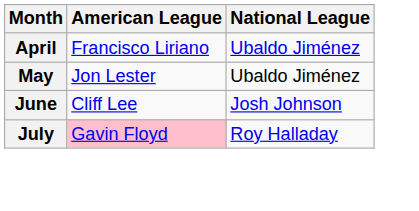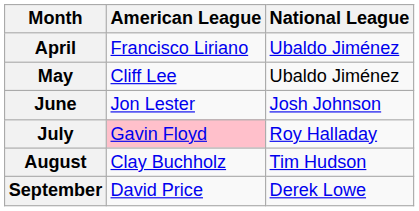(114, 76) Jon Lester -> (144, 76) Cliff Lee
(104, 104) Cliff Lee -> (153, 104) Jon Lester
+ row: (55, 162)
+ row: (55, 190)
